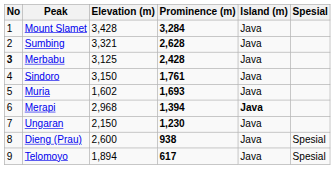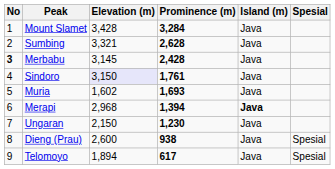(104, 60) 3,125 -> (104, 60) 3,145
(104, 76) no background -> (104, 76) lavender background
